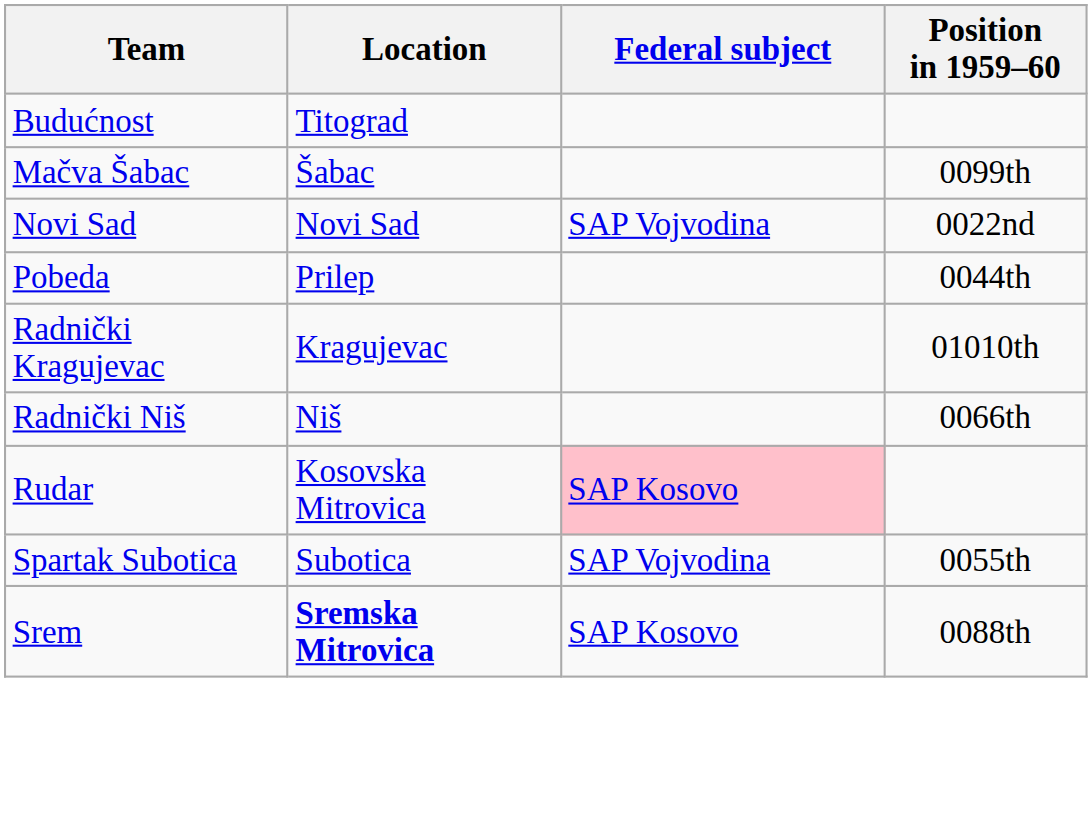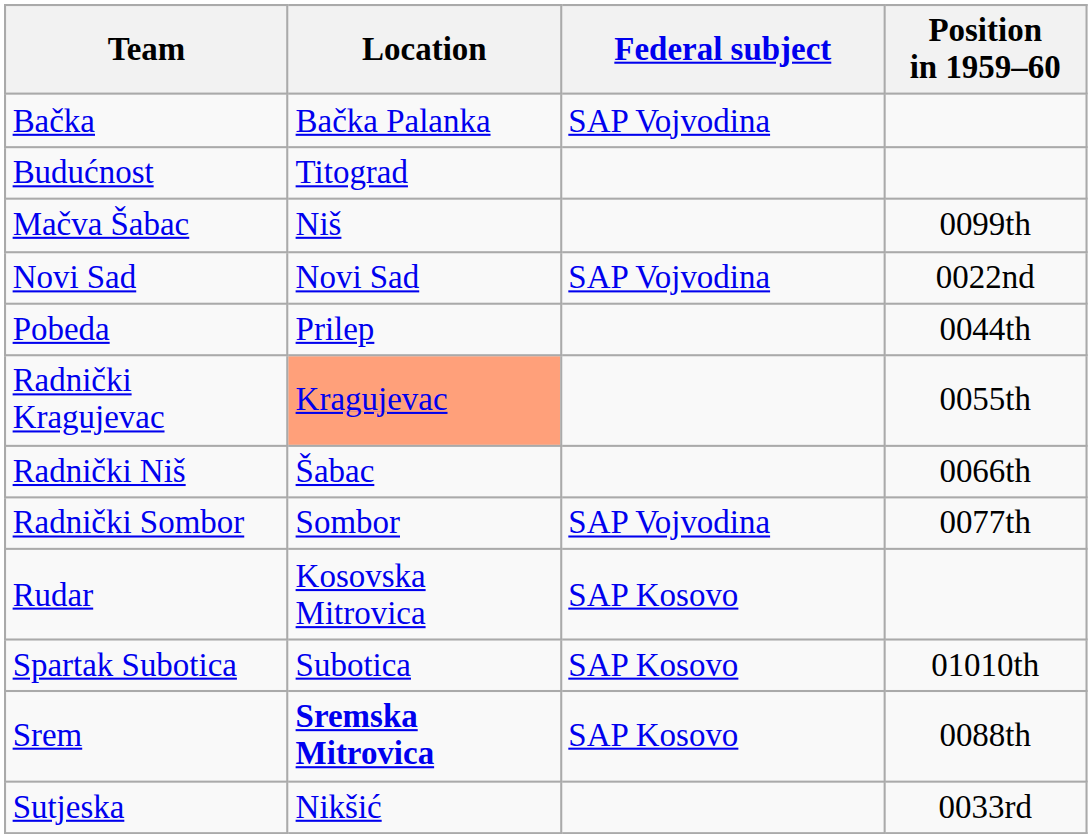+ row: (54, 119)
(335, 172) Šabac -> (319, 224) Niš
(372, 347) no background -> (372, 399) lightsalmon background
(985, 347) 01010th -> (985, 399) 0055th
(319, 418) Niš -> (335, 470) Šabac
+ row: (128, 522)
(653, 489) pink background -> (653, 593) no background
(669, 560) SAP Vojvodina -> (653, 664) SAP Kosovo
(985, 560) 0055th -> (985, 664) 01010th
+ row: (68, 806)
